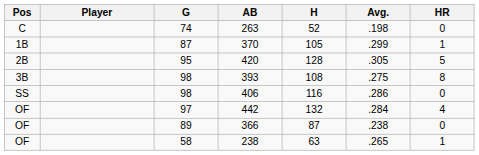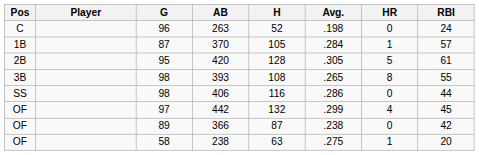+ column: (446, 12)
(186, 28) 74 -> (164, 28) 96
(378, 45) .299 -> (333, 45) .284
(378, 77) .275 -> (333, 77) .265
(378, 110) .284 -> (333, 110) .299
(378, 142) .265 -> (333, 142) .275
